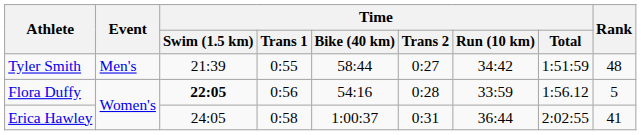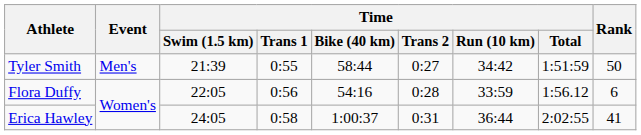(614, 67) 48 -> (614, 67) 50
(208, 92) bold -> (208, 92) normal
(614, 92) 5 -> (614, 92) 6
